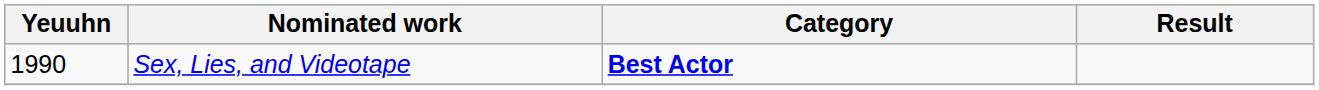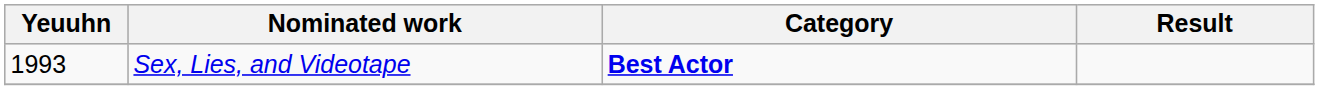(38, 63) 1990 -> (38, 63) 1993
